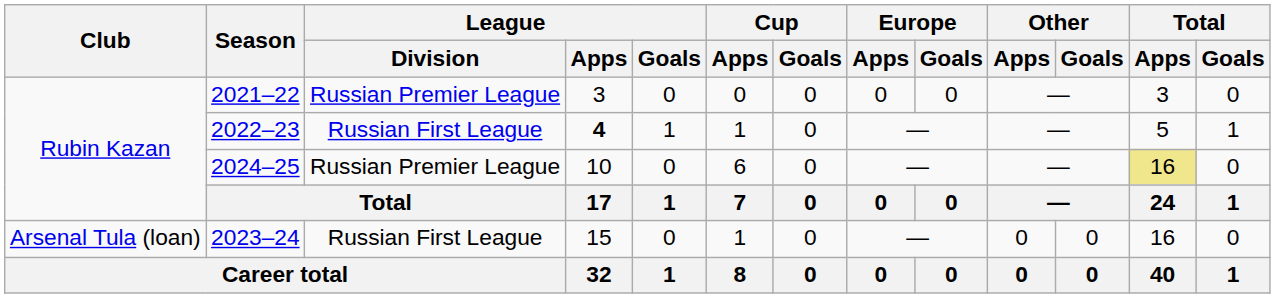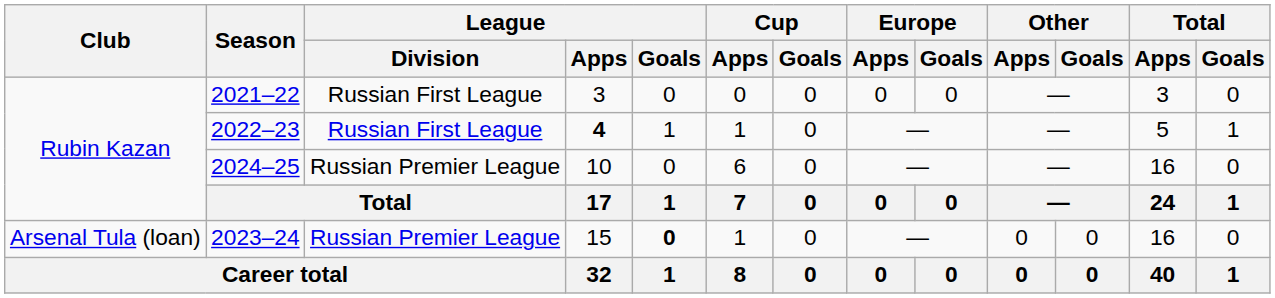(435, 94) Russian Premier League -> (435, 94) Russian First League
(1163, 166) khaki background -> (1163, 166) no background
(435, 238) Russian First League -> (435, 238) Russian Premier League
(669, 238) normal -> (669, 238) bold
